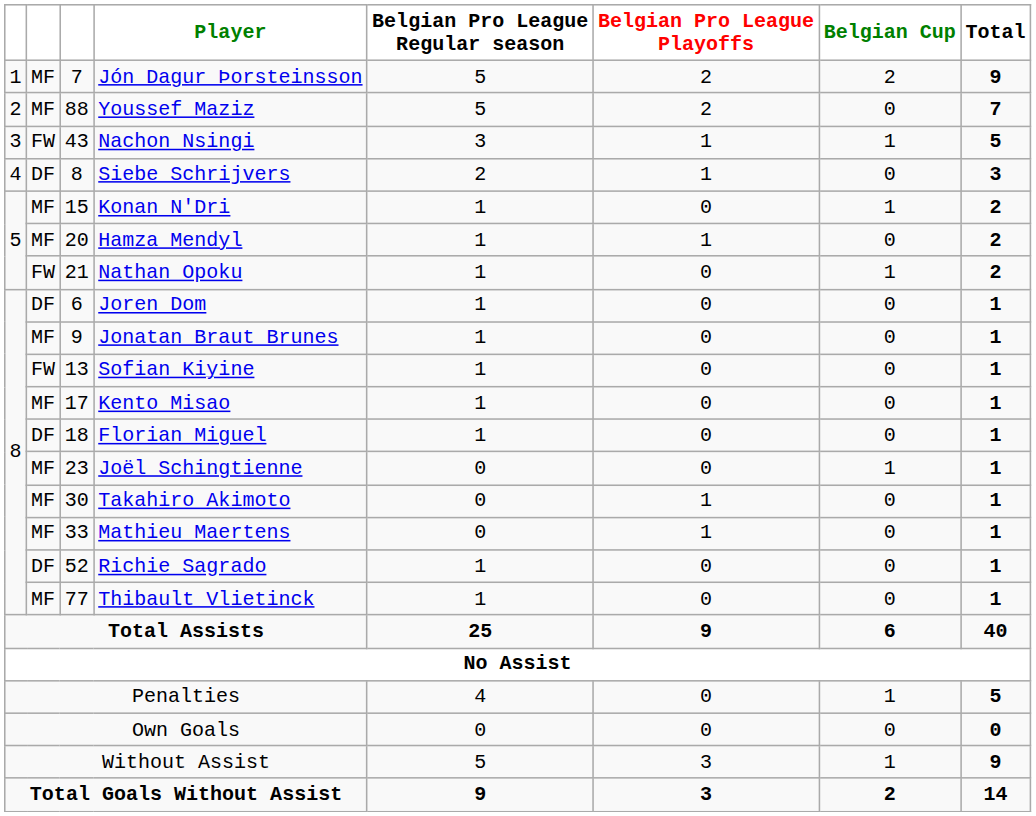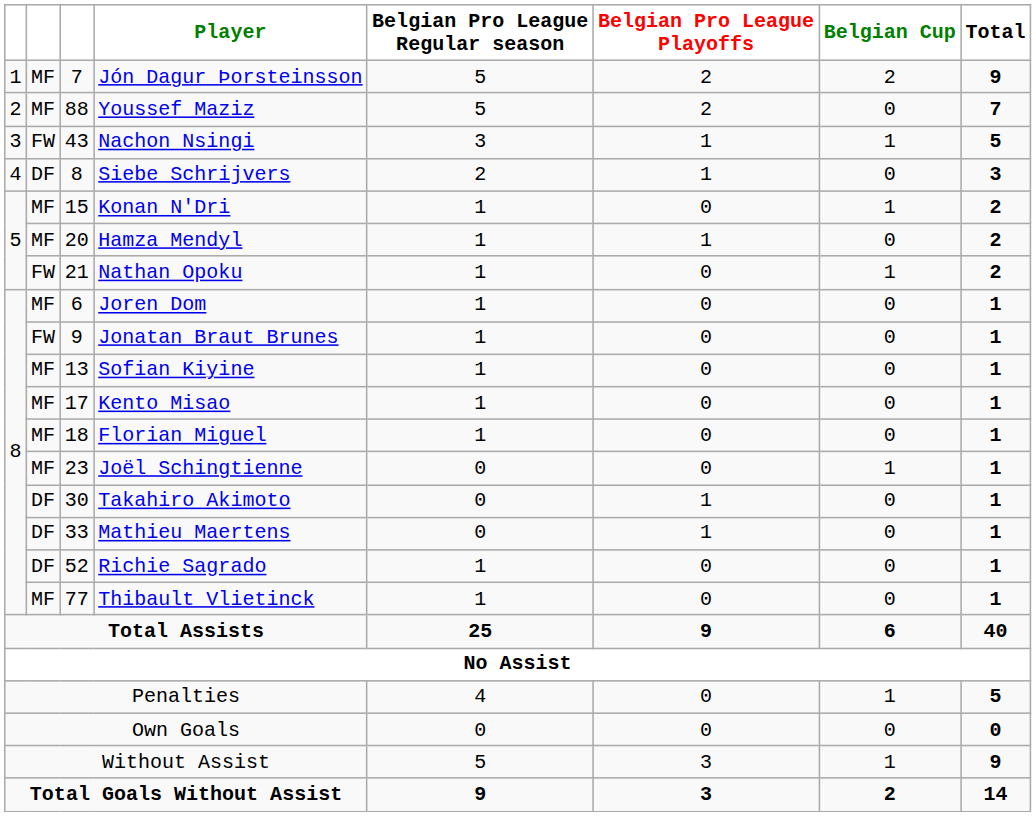(43, 305) DF -> (43, 305) MF
(43, 338) MF -> (43, 338) FW
(43, 370) FW -> (43, 370) MF
(43, 436) DF -> (43, 436) MF
(43, 501) MF -> (43, 501) DF
(43, 534) MF -> (43, 534) DF
